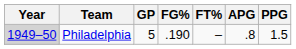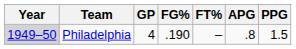(152, 35) 5 -> (152, 35) 4
